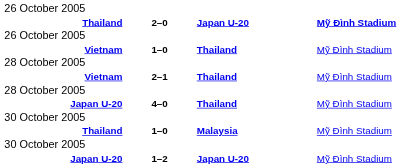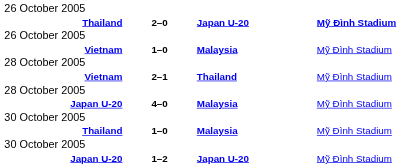(217, 49) Thailand -> (217, 49) Malaysia
(217, 104) Thailand -> (217, 104) Malaysia
